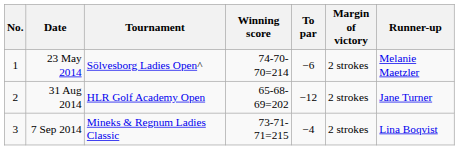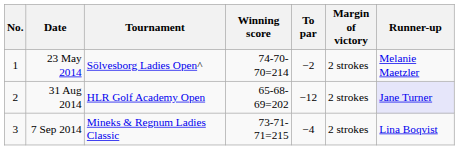(308, 65) −6 -> (308, 65) −2
(406, 97) no background -> (406, 97) lavender background
